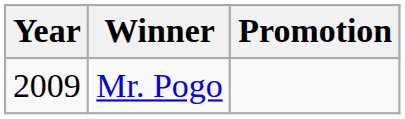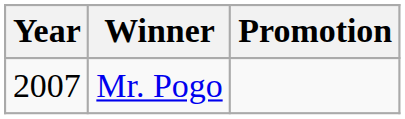(47, 85) 2009 -> (47, 85) 2007
